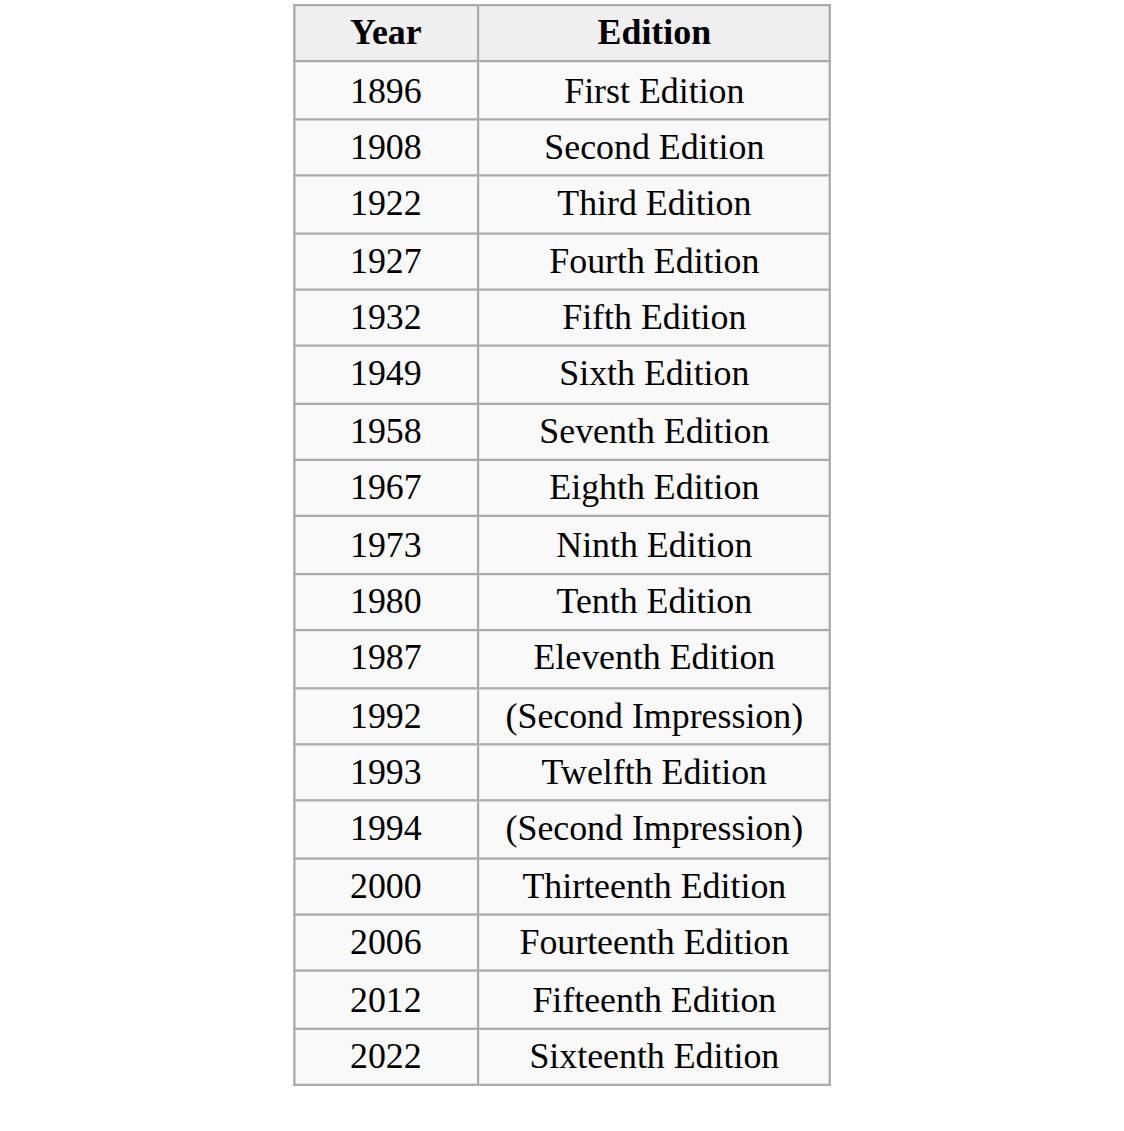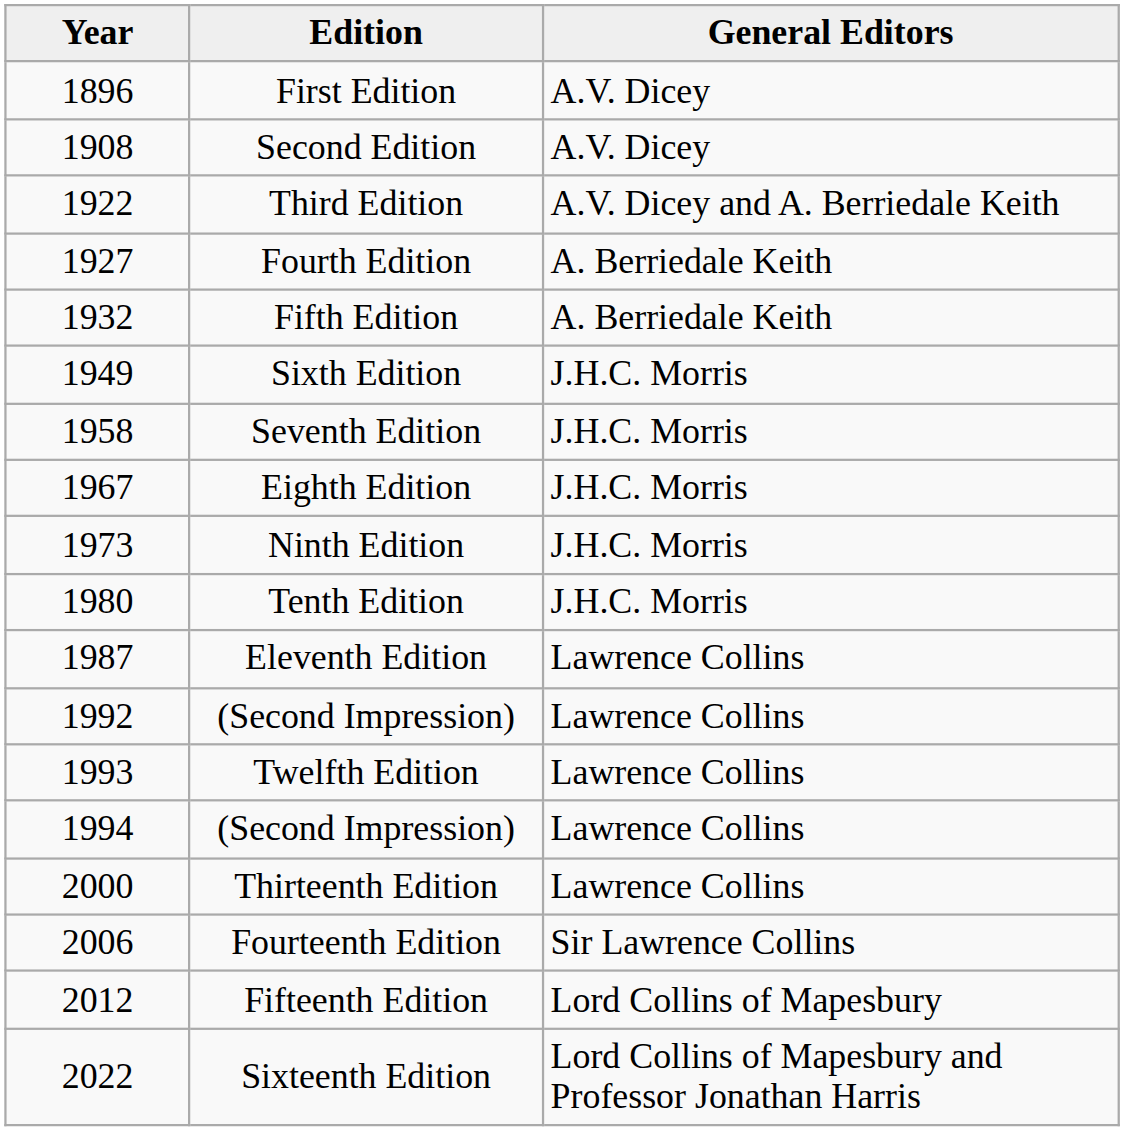+ column: (831, 32)
